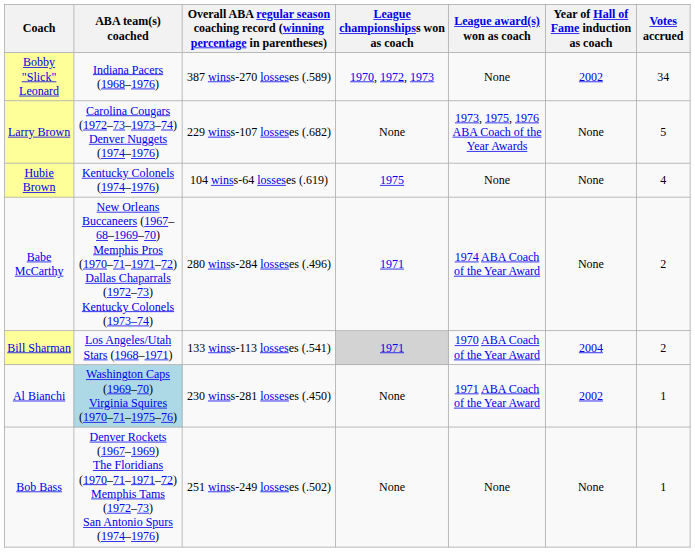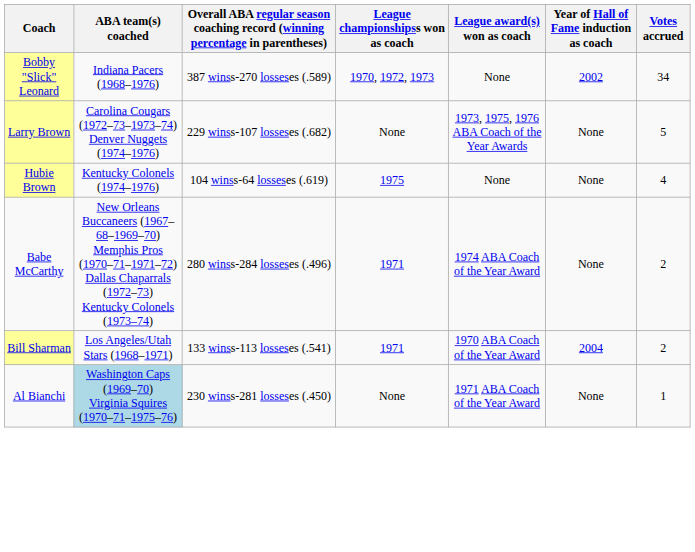(392, 348) lightgrey background -> (392, 348) no background
(591, 396) 2002 -> (591, 396) None
- row: (39, 487)
